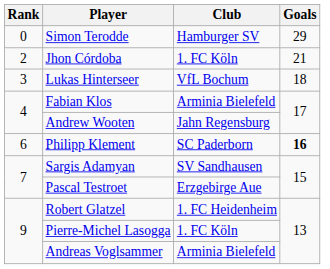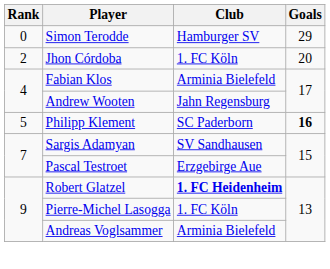(300, 58) 21 -> (305, 58) 20
- row: (92, 79)
(23, 144) 6 -> (23, 123) 5
(227, 209) normal -> (230, 187) bold
